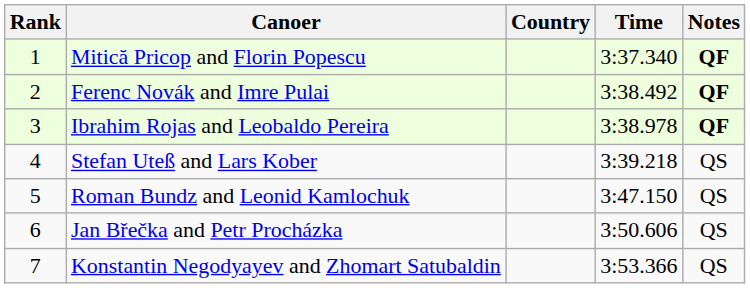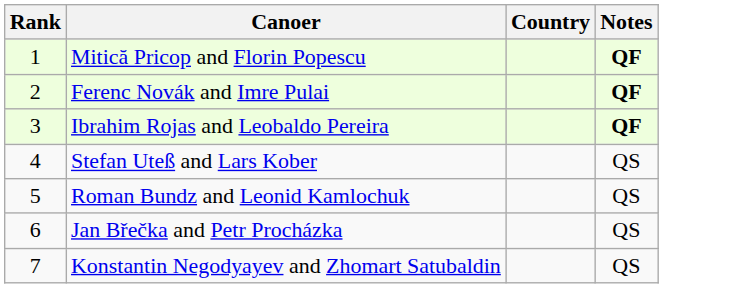- column: (639, 21)
